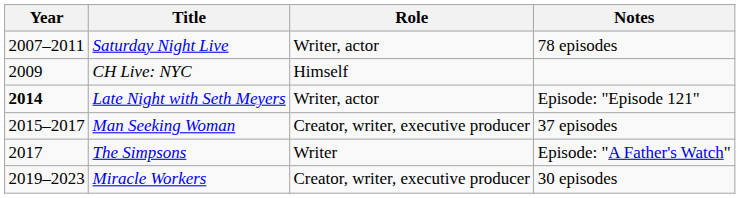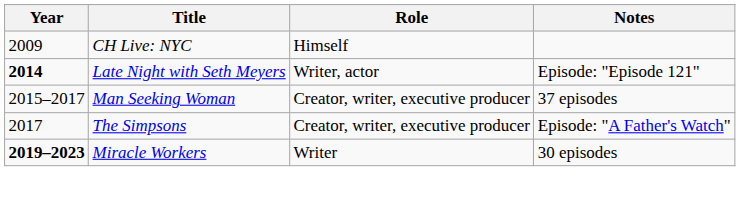- row: (161, 44)
(315, 152) Writer -> (412, 125) Creator, writer, executive producer
(47, 179) normal -> (47, 152) bold
(412, 179) Creator, writer, executive producer -> (315, 152) Writer
